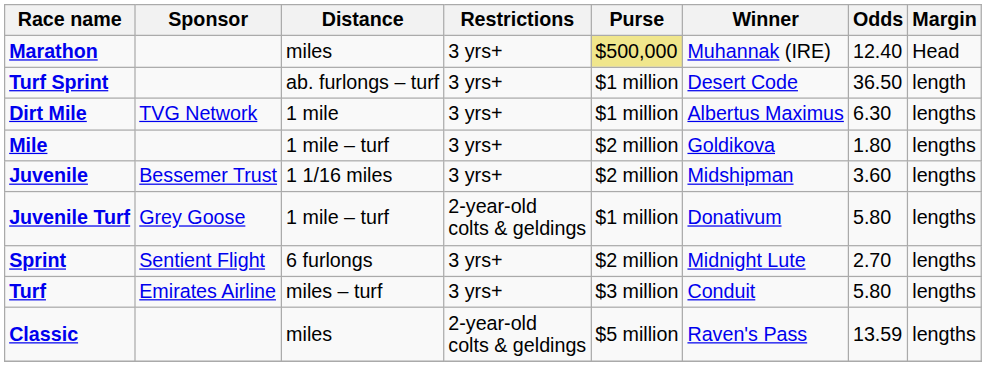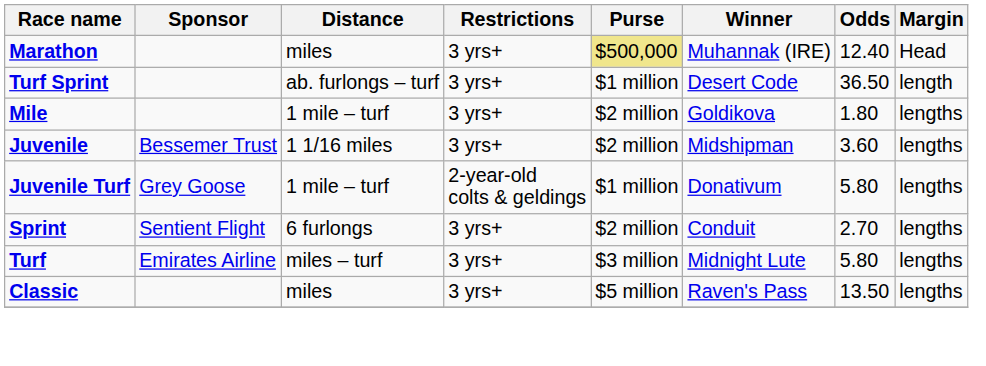- row: (48, 113)
(747, 260) Midnight Lute -> (721, 229) Conduit
(721, 291) Conduit -> (747, 260) Midnight Lute
(517, 334) 2-year-old colts & geldings -> (475, 291) 3 yrs+
(878, 334) 13.59 -> (864, 291) 13.50
